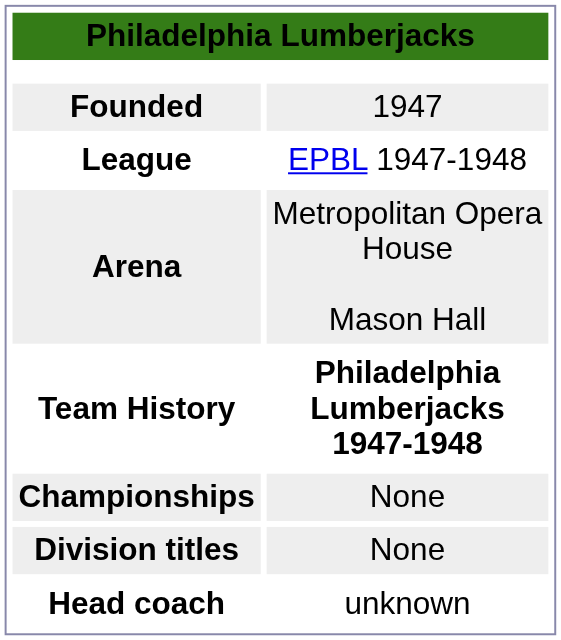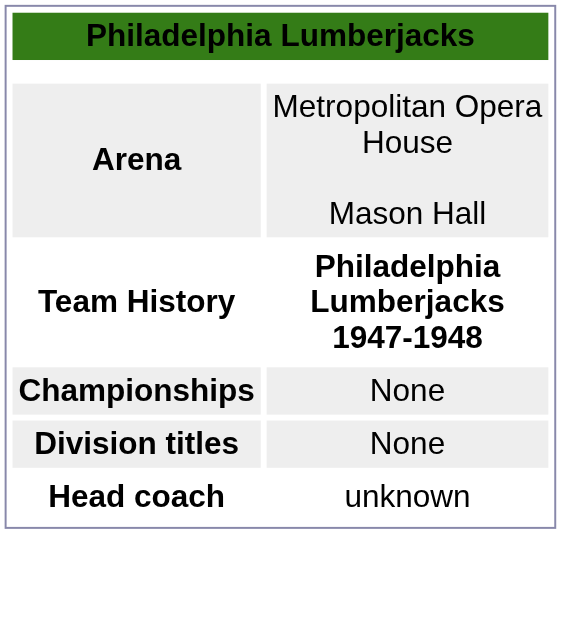- row: (137, 106)
- row: (137, 159)
